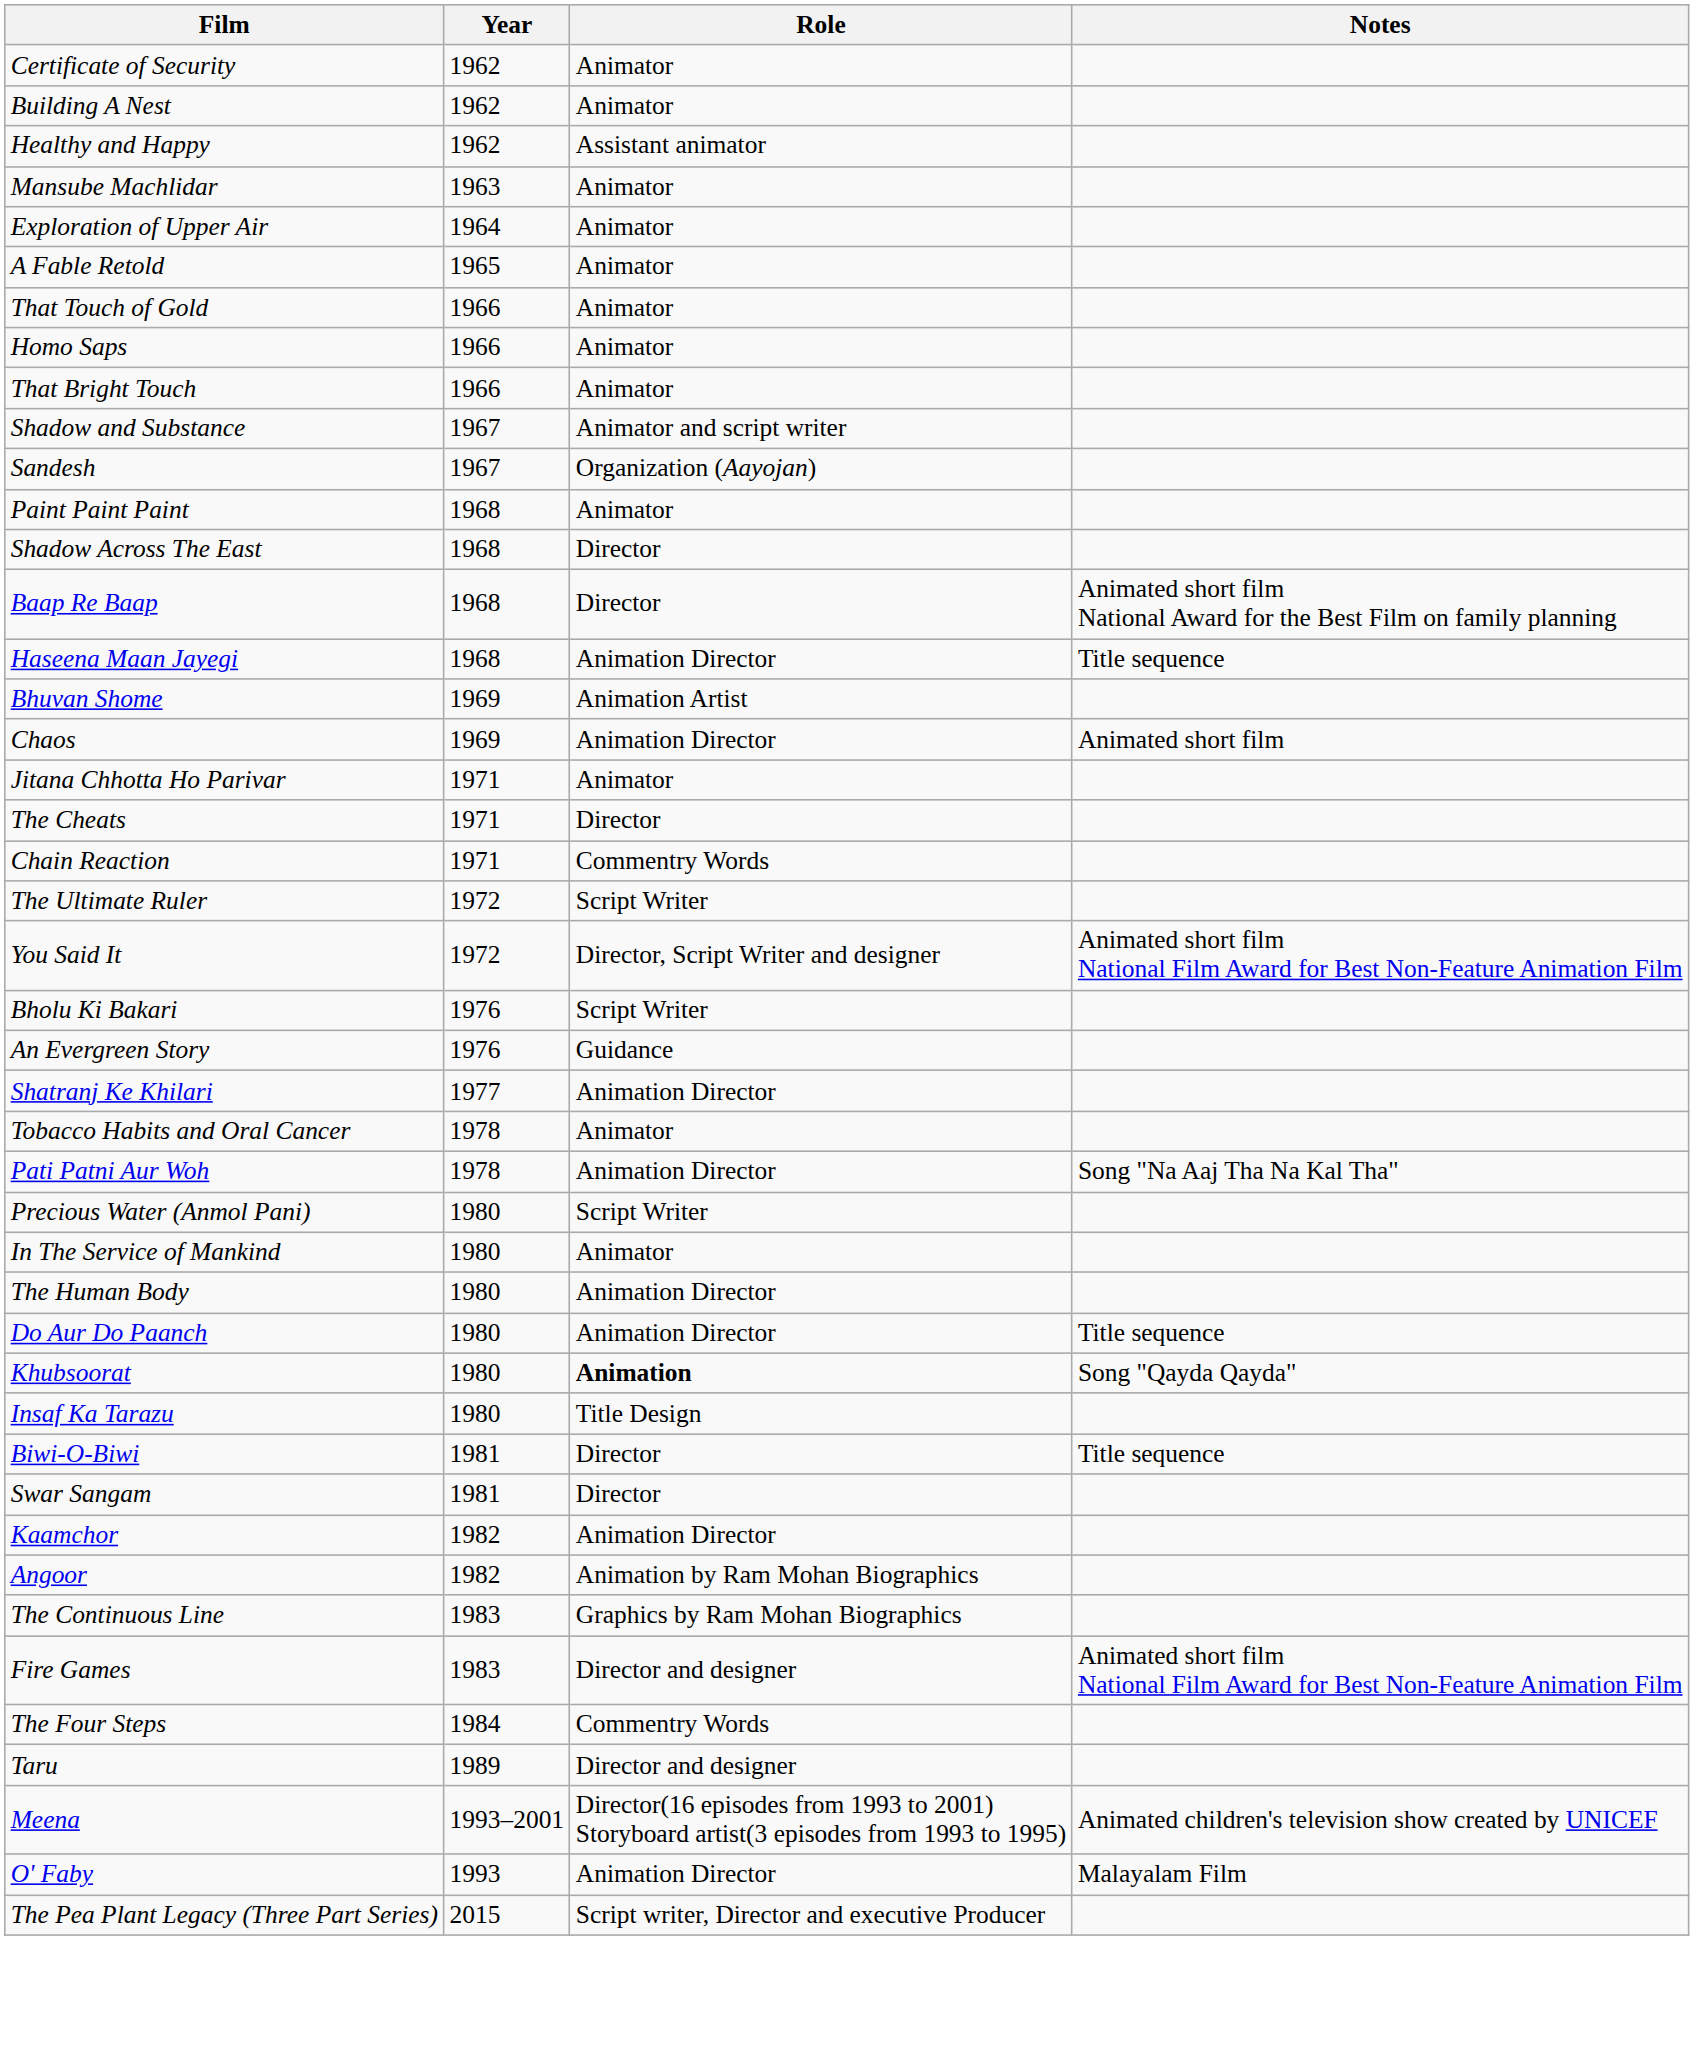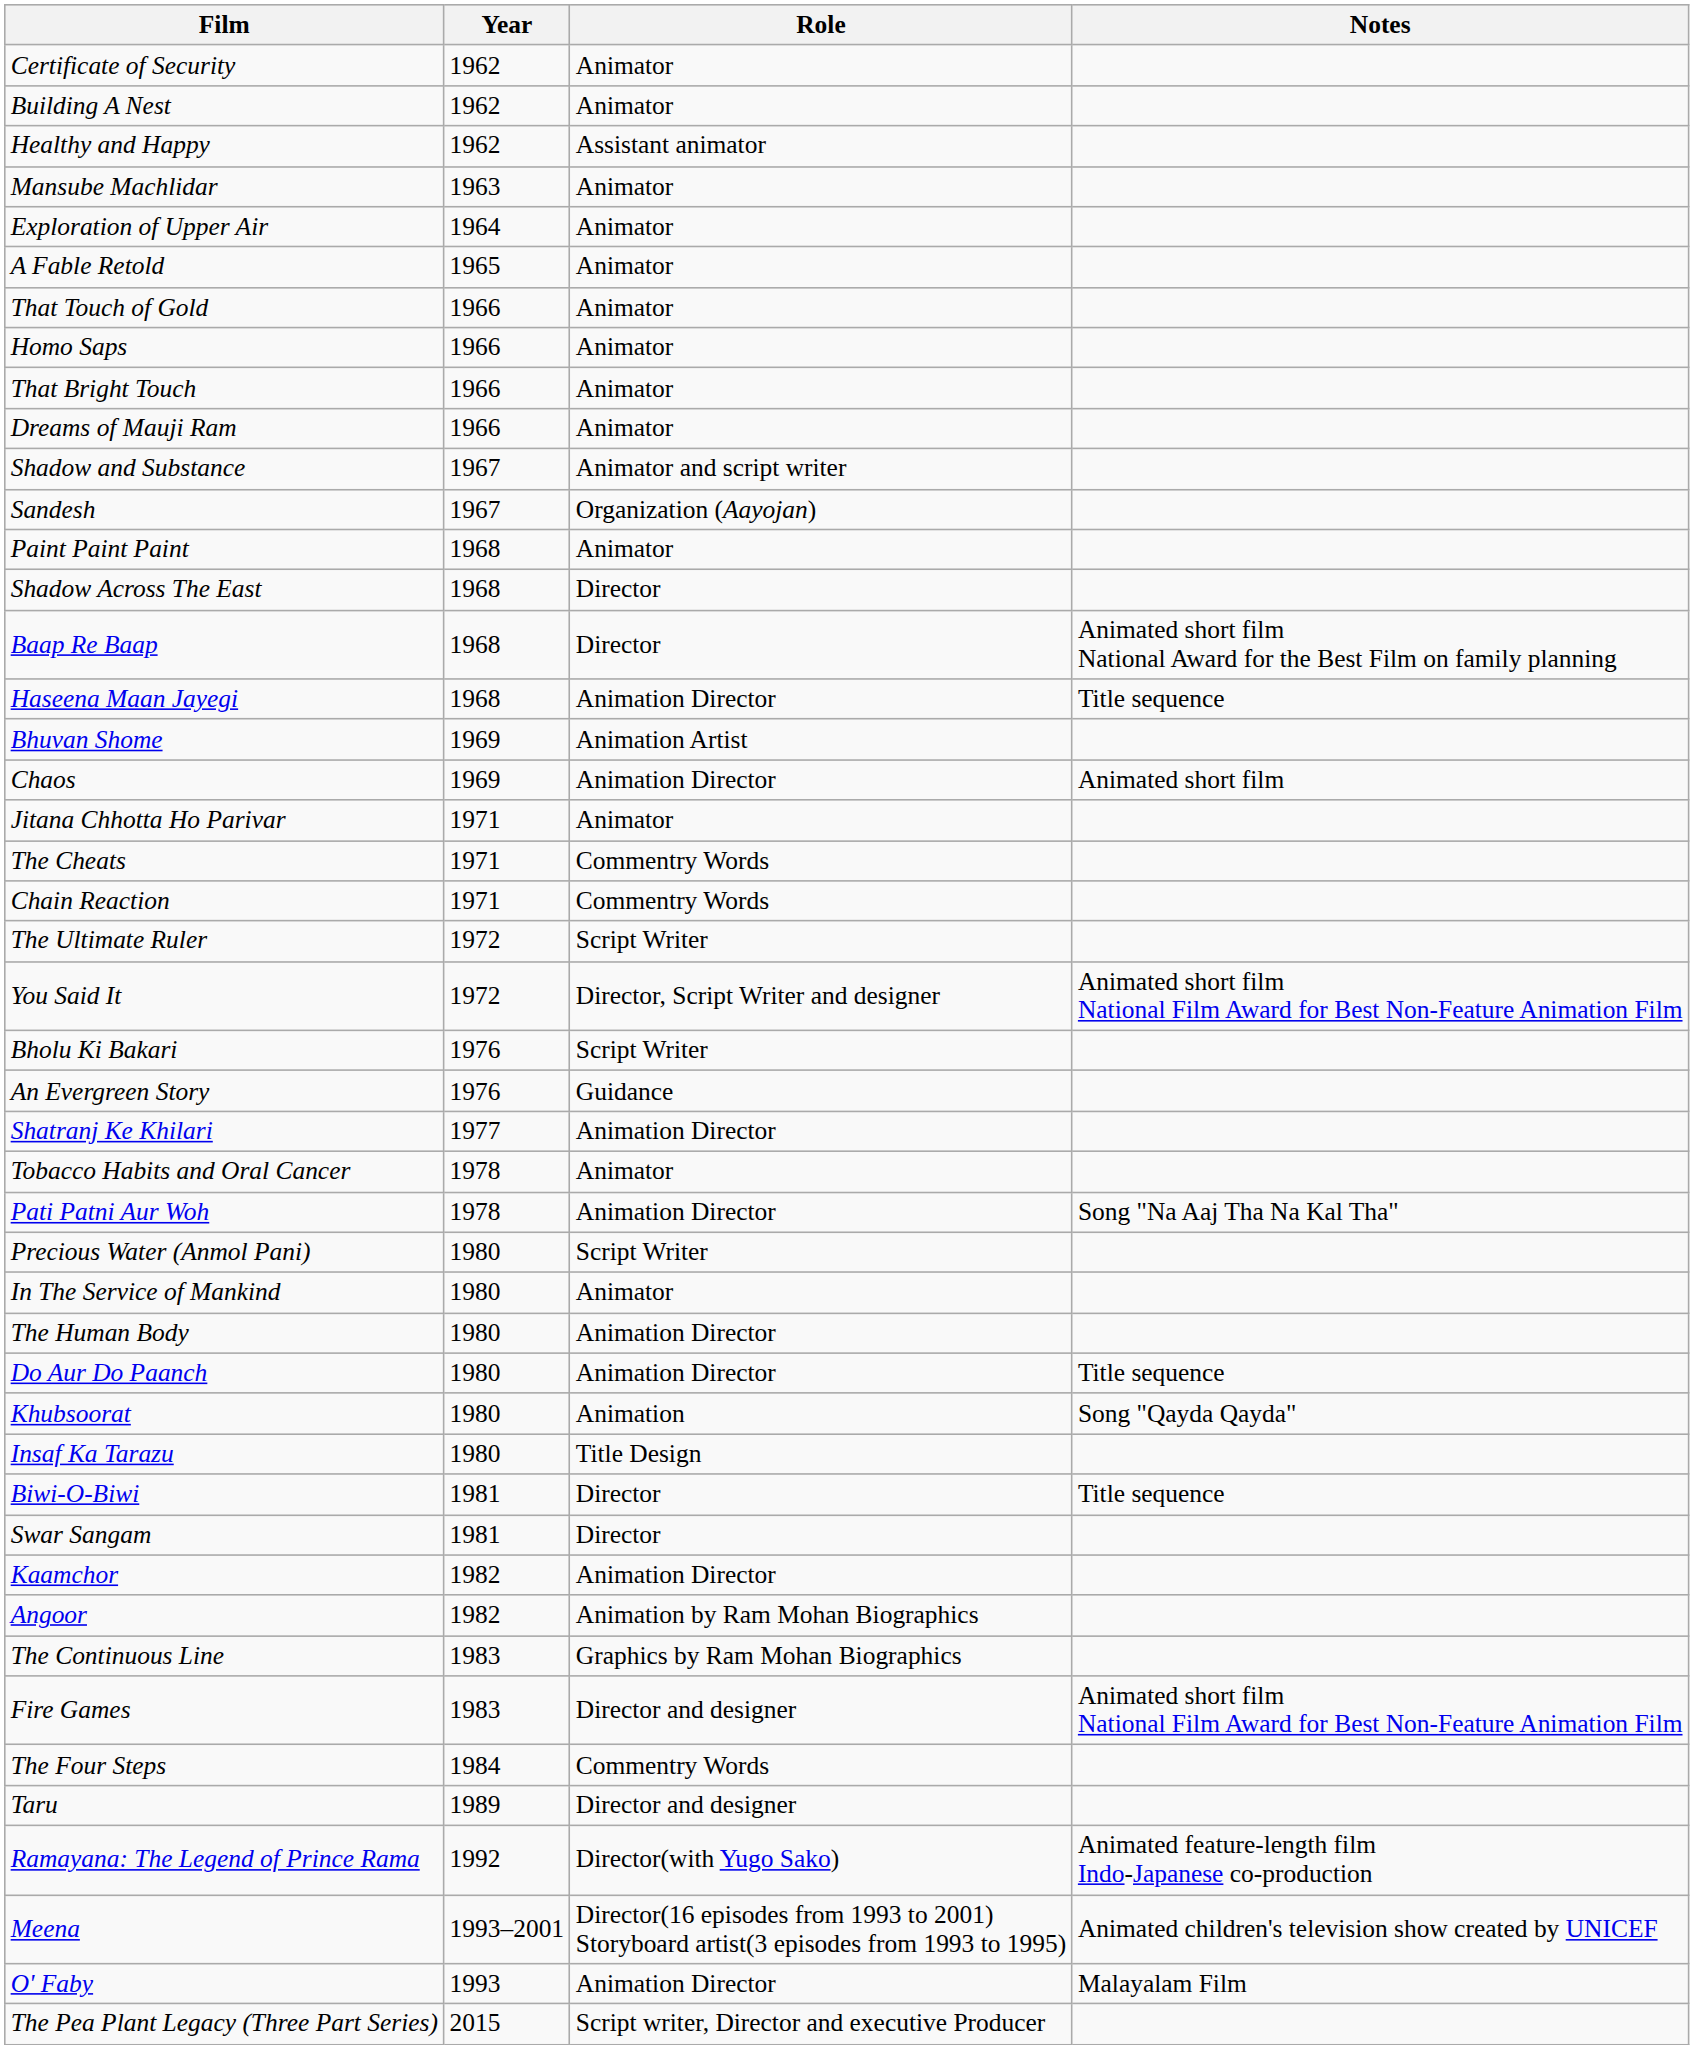+ row: (124, 428)
(618, 819) Director -> (672, 860) Commentry Words
(634, 1372) bold -> (630, 1413) normal
+ row: (215, 1859)
